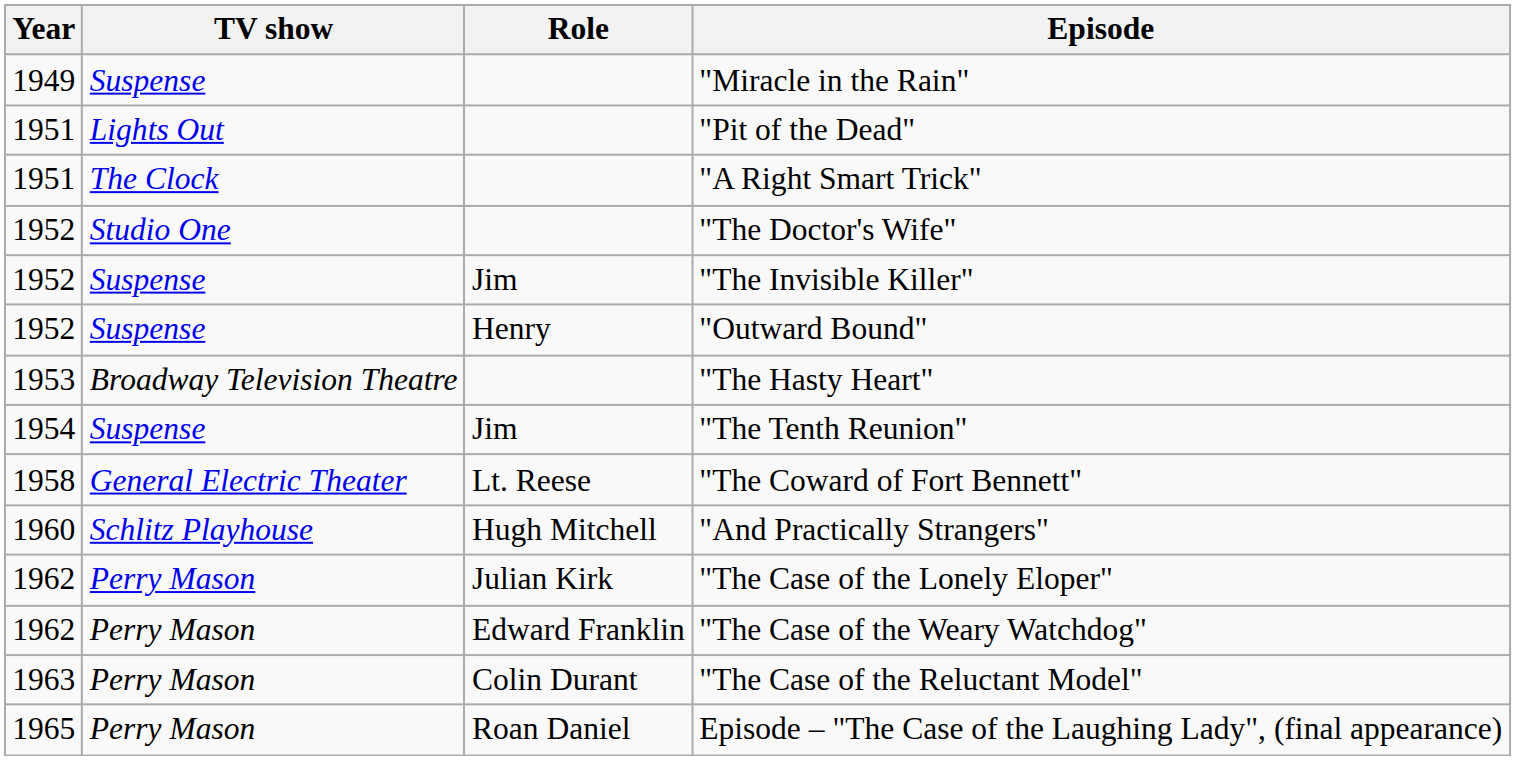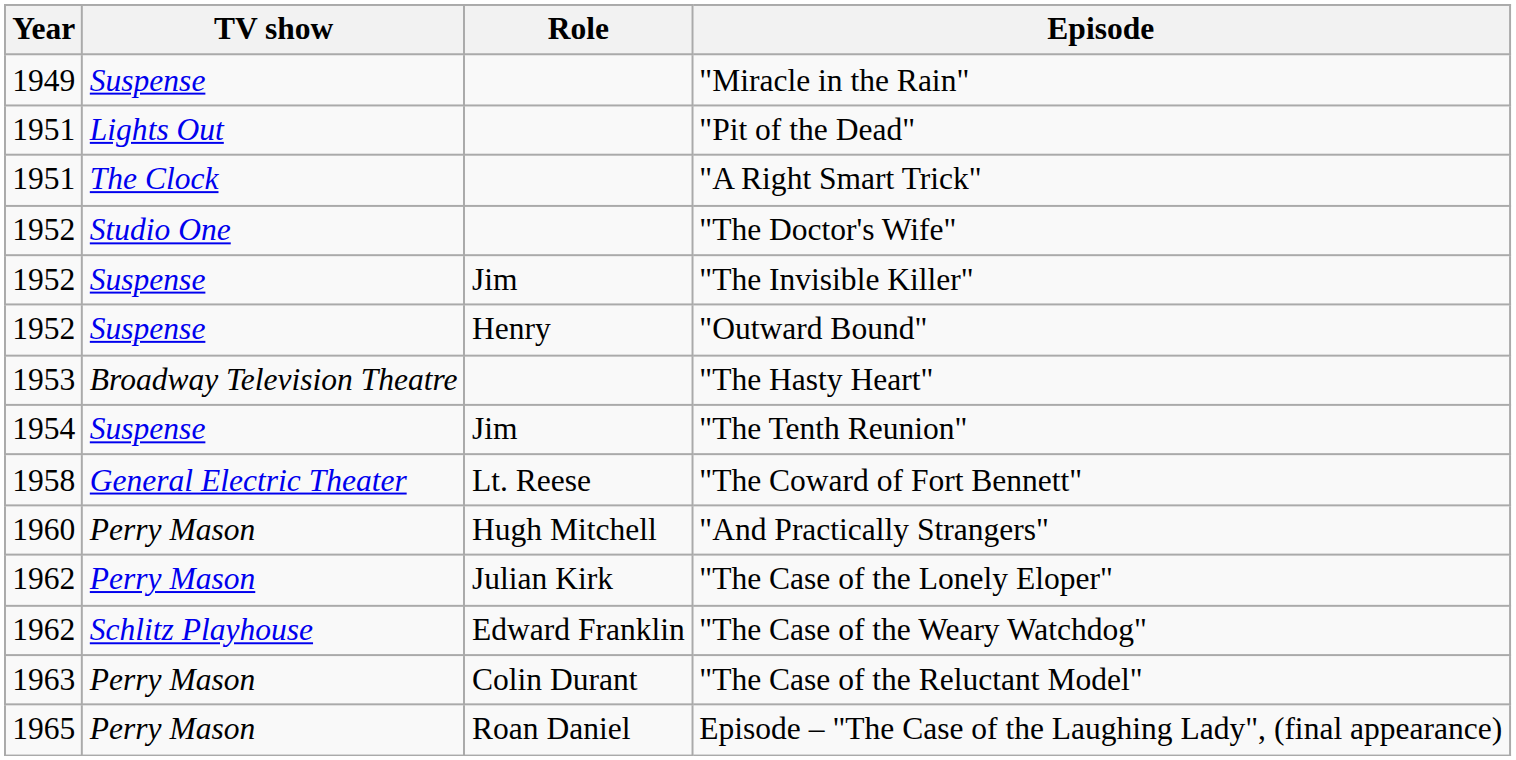(201, 529) Schlitz Playhouse -> (173, 529) Perry Mason
(173, 629) Perry Mason -> (201, 629) Schlitz Playhouse
